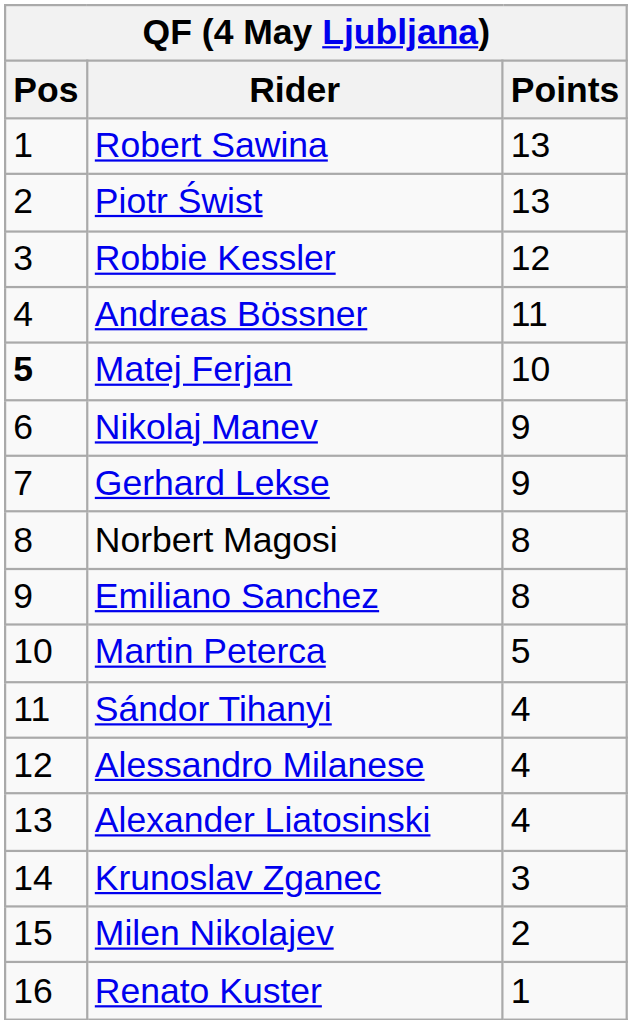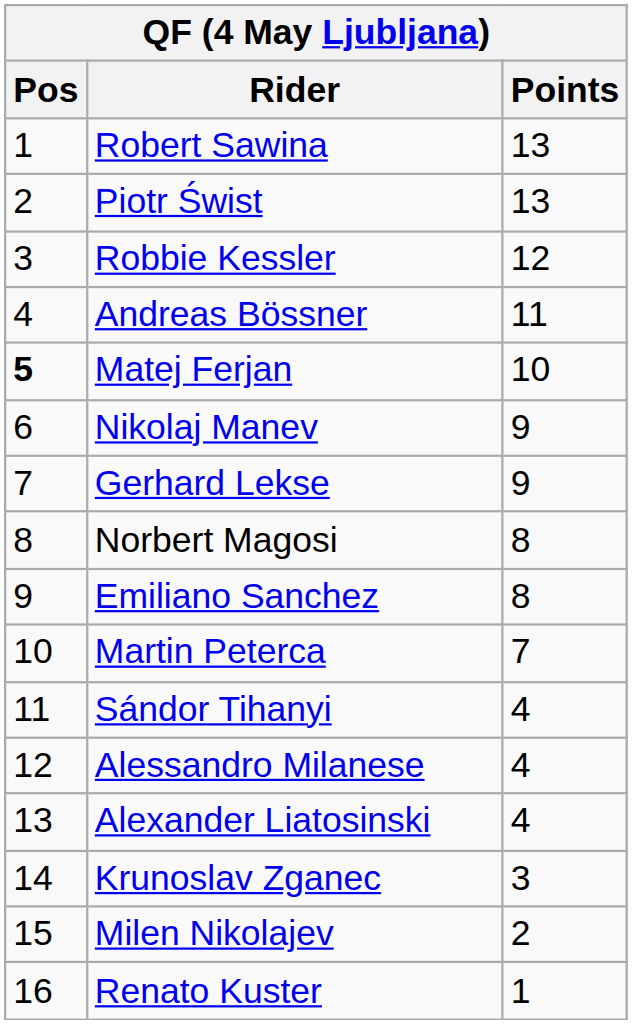(521, 652) 5 -> (521, 652) 7
